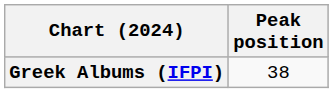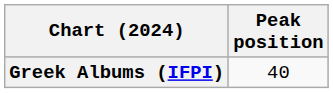(278, 73) 38 -> (278, 73) 40
